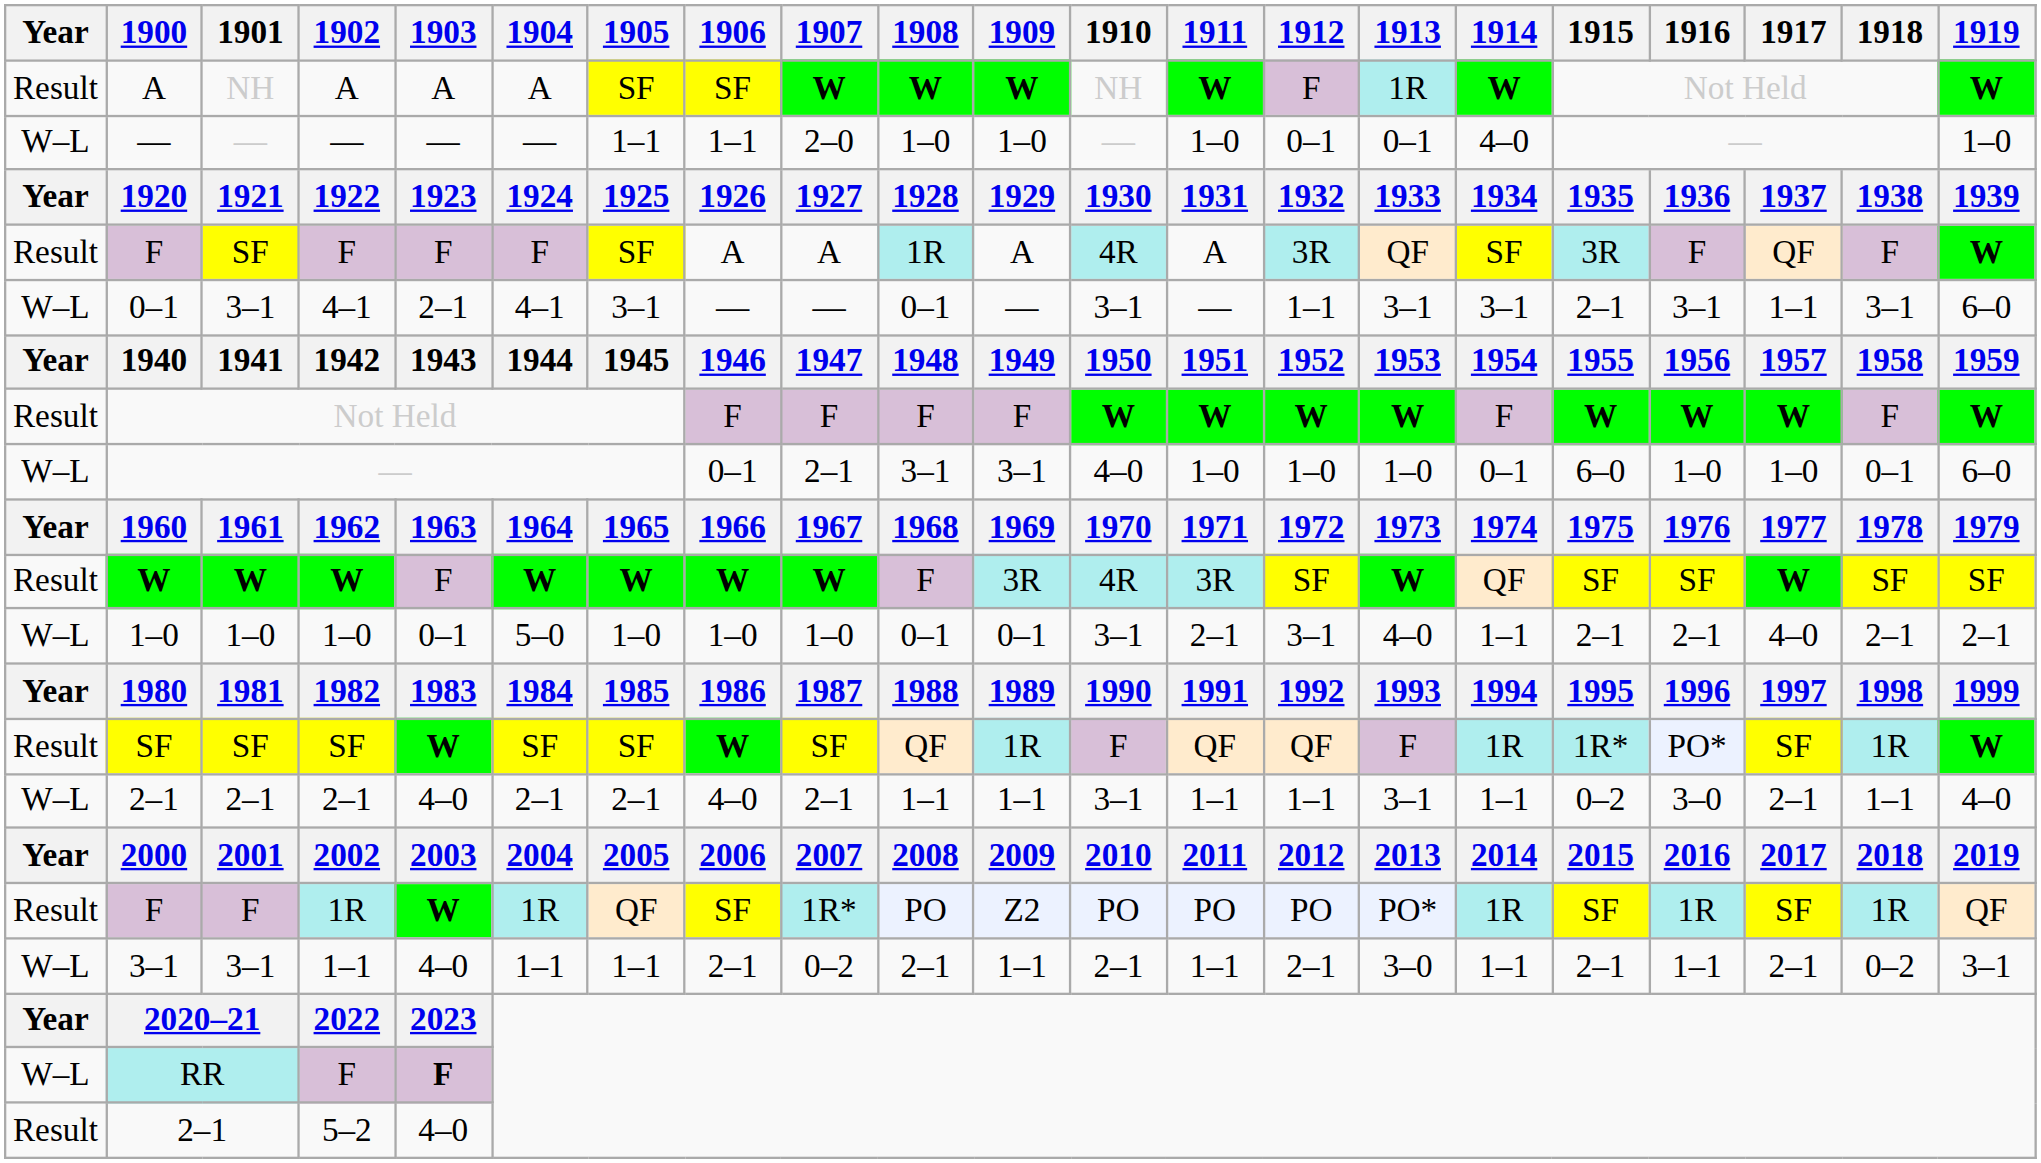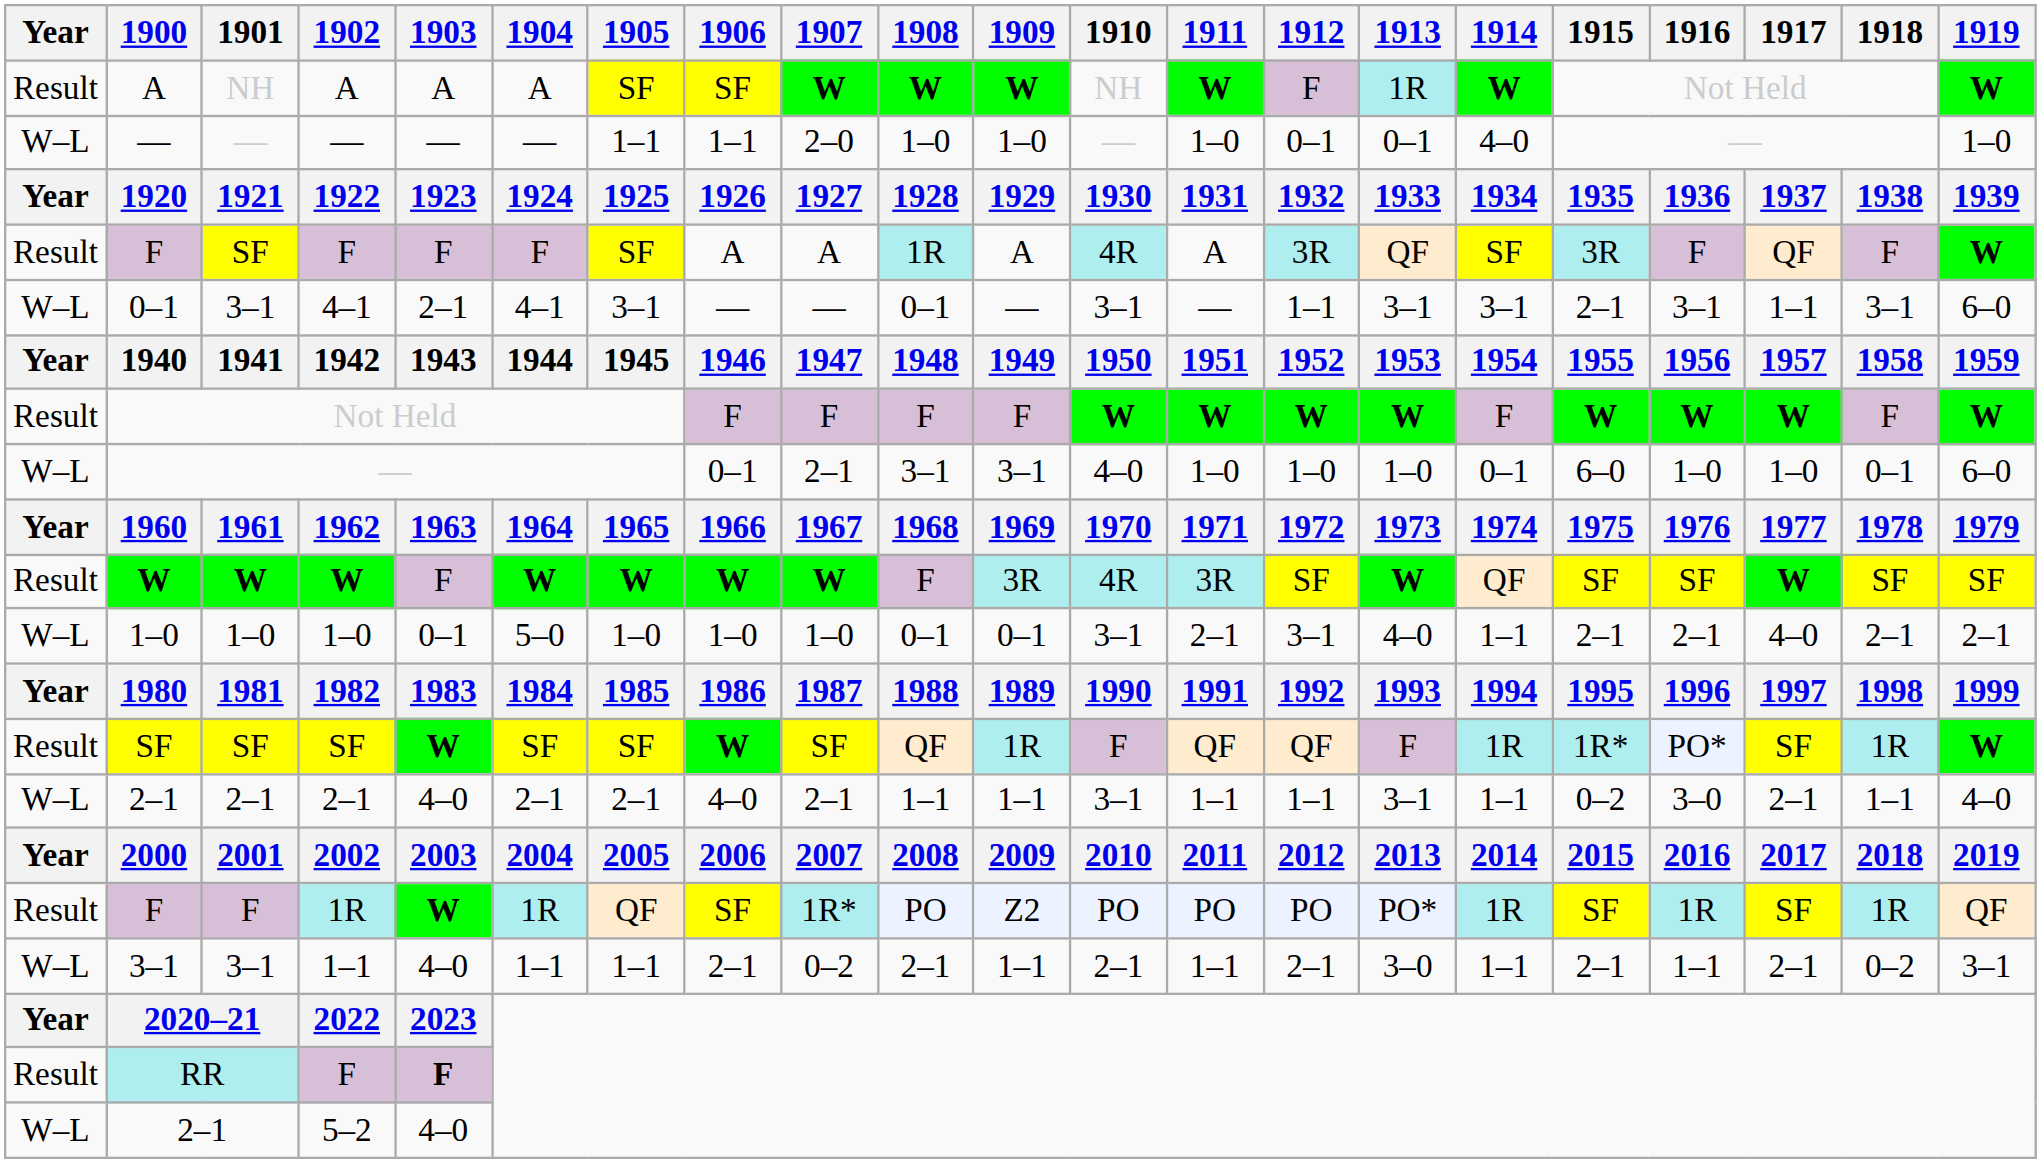(55, 1074) W–L -> (55, 1074) Result
(55, 1129) Result -> (55, 1129) W–L
